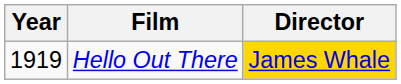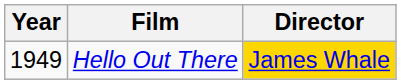(36, 60) 1919 -> (36, 60) 1949
